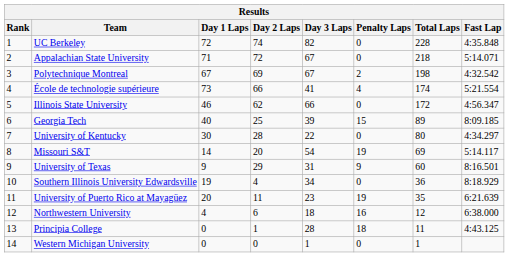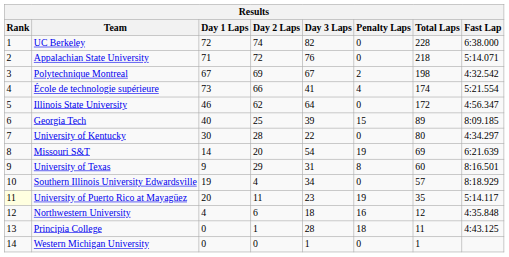(481, 43) 4:35.848 -> (481, 43) 6:38.000
(310, 58) 67 -> (310, 58) 76
(310, 105) 66 -> (310, 105) 64
(481, 151) 5:14.117 -> (481, 151) 6:21.639
(359, 167) 9 -> (359, 167) 8
(420, 182) 36 -> (420, 182) 57
(11, 197) no background -> (11, 197) lightyellow background
(481, 197) 6:21.639 -> (481, 197) 5:14.117
(481, 213) 6:38.000 -> (481, 213) 4:35.848
